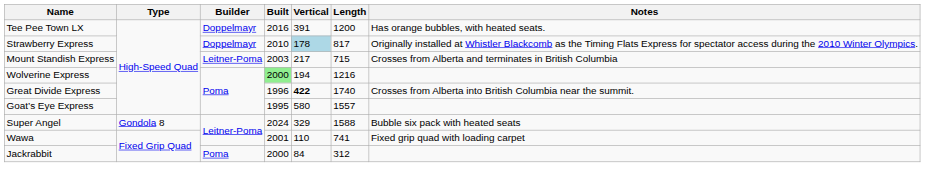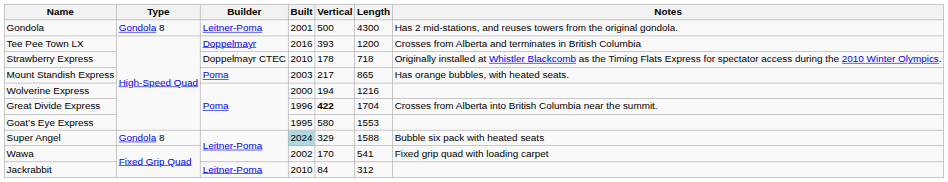+ row: (25, 28)
(302, 28) 391 -> (325, 43) 393
(458, 28) Has orange bubbles, with heated seats. -> (518, 43) Crosses from Alberta and terminates in British Columbia
(229, 43) Doppelmayr -> (244, 59) Doppelmayr CTEC
(302, 43) lightblue background -> (325, 59) no background
(342, 43) 817 -> (365, 59) 718
(232, 59) Leitner-Poma -> (216, 75) Poma
(342, 59) 715 -> (365, 75) 865
(494, 59) Crosses from Alberta and terminates in British Columbia -> (482, 75) Has orange bubbles, with heated seats.
(278, 75) lightgreen background -> (302, 91) no background
(344, 91) 1740 -> (368, 106) 1704
(344, 106) 1557 -> (368, 122) 1553
(278, 122) no background -> (302, 138) lightblue background
(278, 138) 2001 -> (302, 153) 2002
(301, 138) 110 -> (325, 153) 170
(342, 138) 741 -> (365, 153) 541
(216, 153) Poma -> (232, 169) Leitner-Poma
(278, 153) 2000 -> (302, 169) 2010
